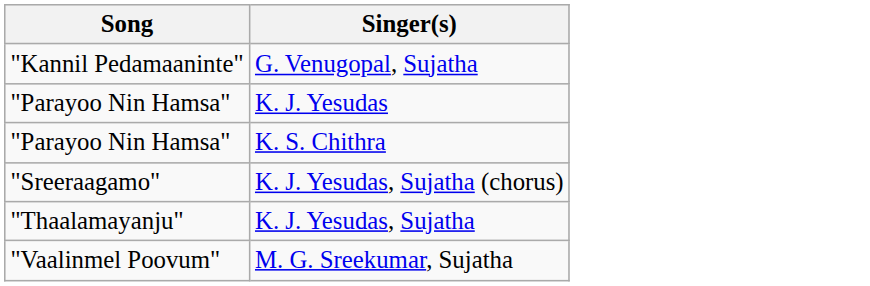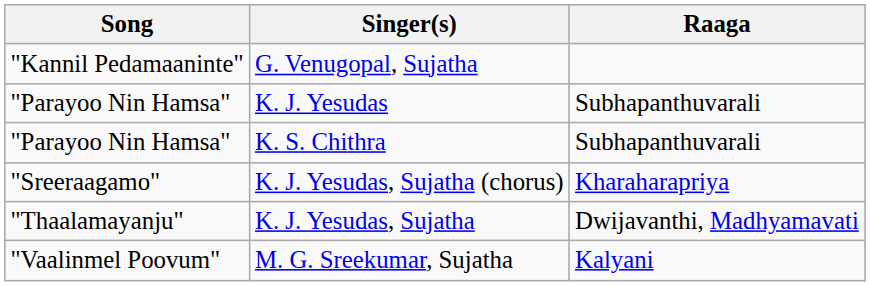+ column: (717, 24)
